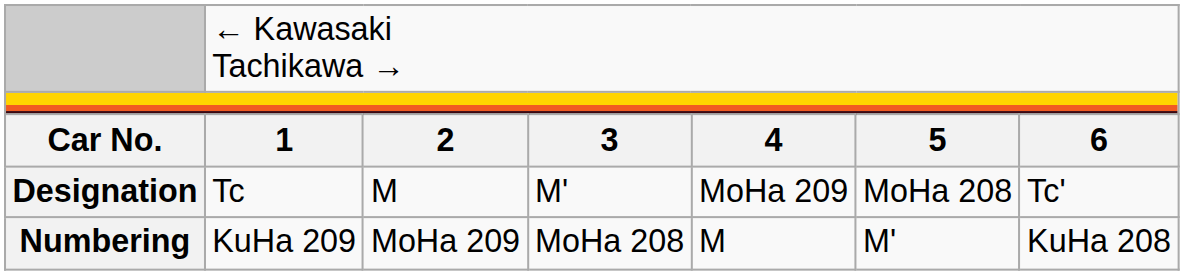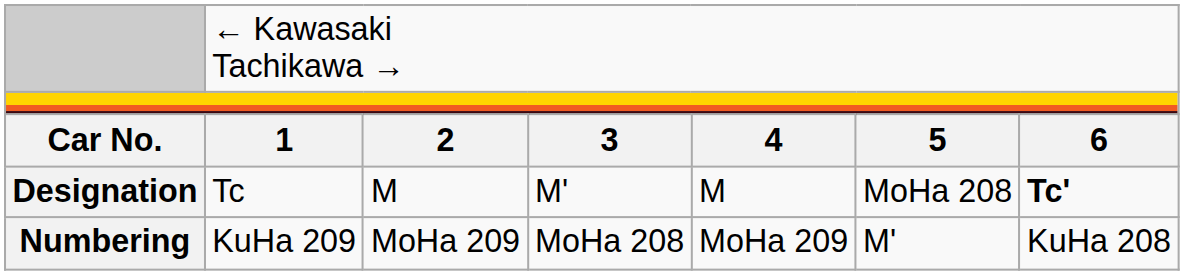(774, 191) MoHa 209 -> (712, 191) M
(1046, 191) normal -> (1049, 191) bold
(712, 242) M -> (774, 242) MoHa 209
